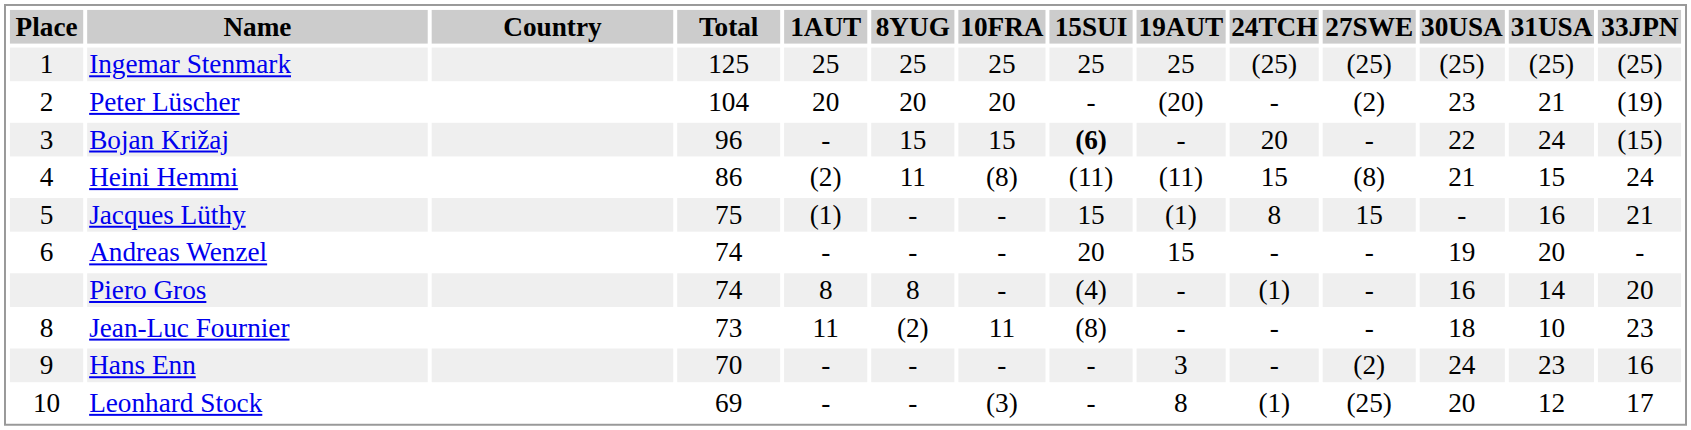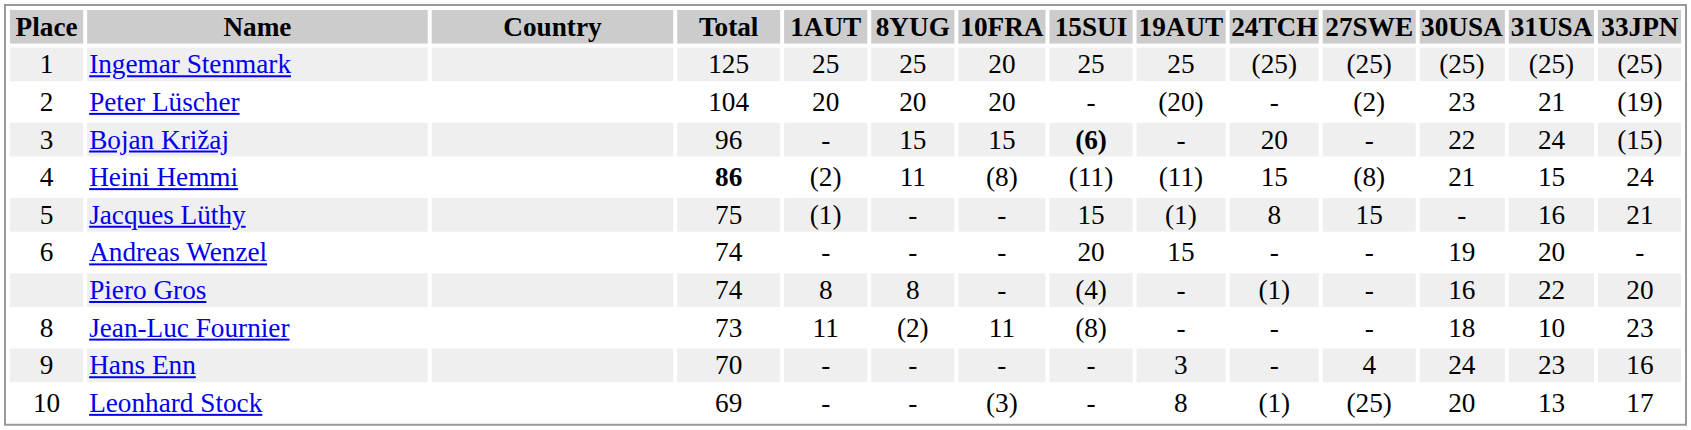(1002, 64) 25 -> (1002, 64) 20
(729, 177) normal -> (729, 177) bold
(1551, 290) 14 -> (1551, 290) 22
(1369, 365) (2) -> (1369, 365) 4
(1551, 403) 12 -> (1551, 403) 13
